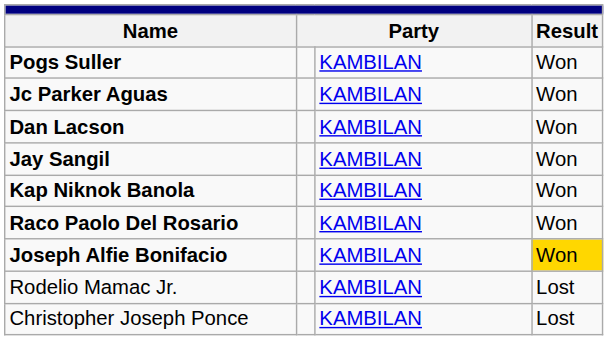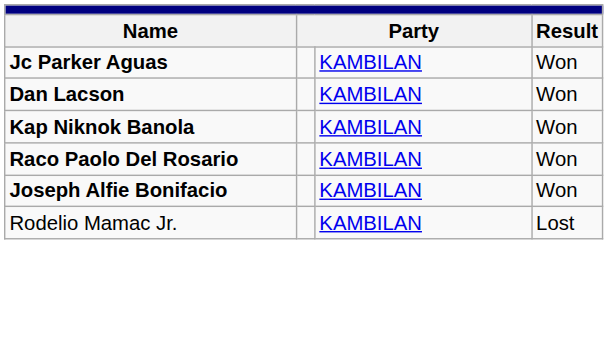- row: (65, 63)
- row: (60, 159)
(557, 255) gold background -> (557, 191) no background
- row: (129, 319)
